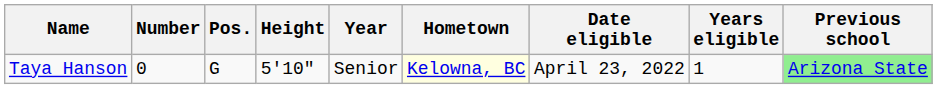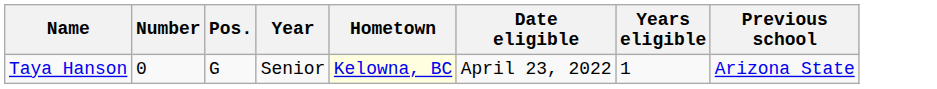- column: (293, 30)
(858, 69) lightgreen background -> (785, 69) no background
